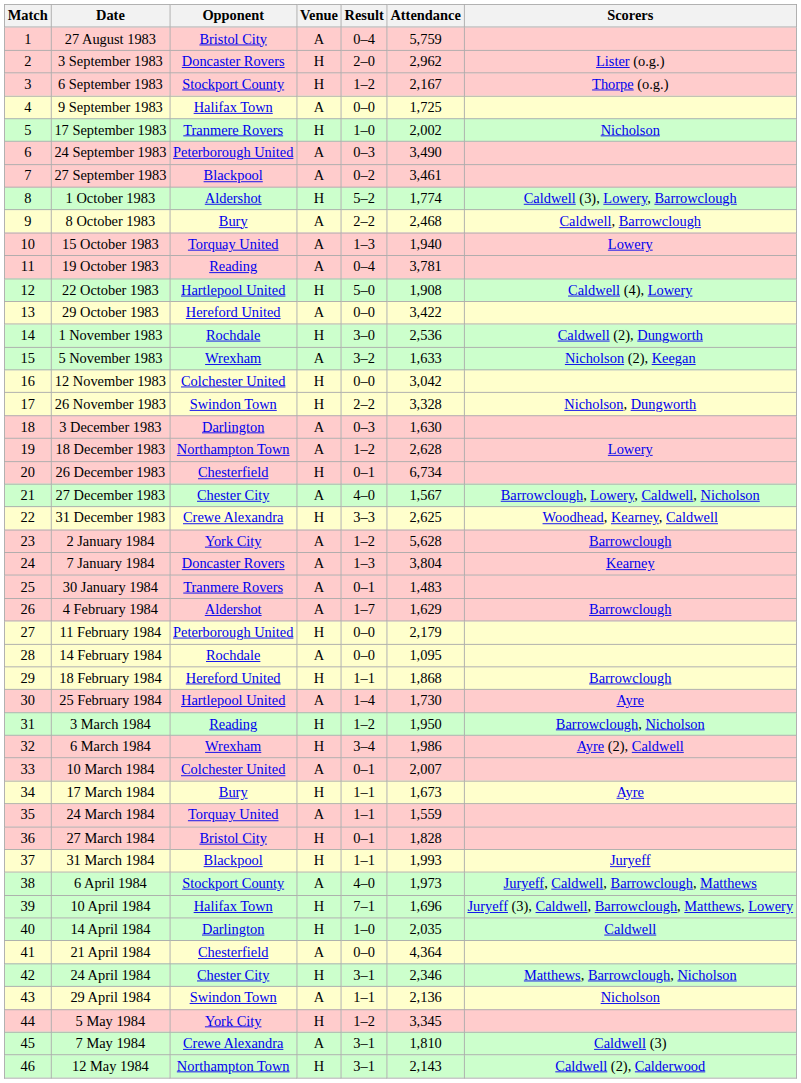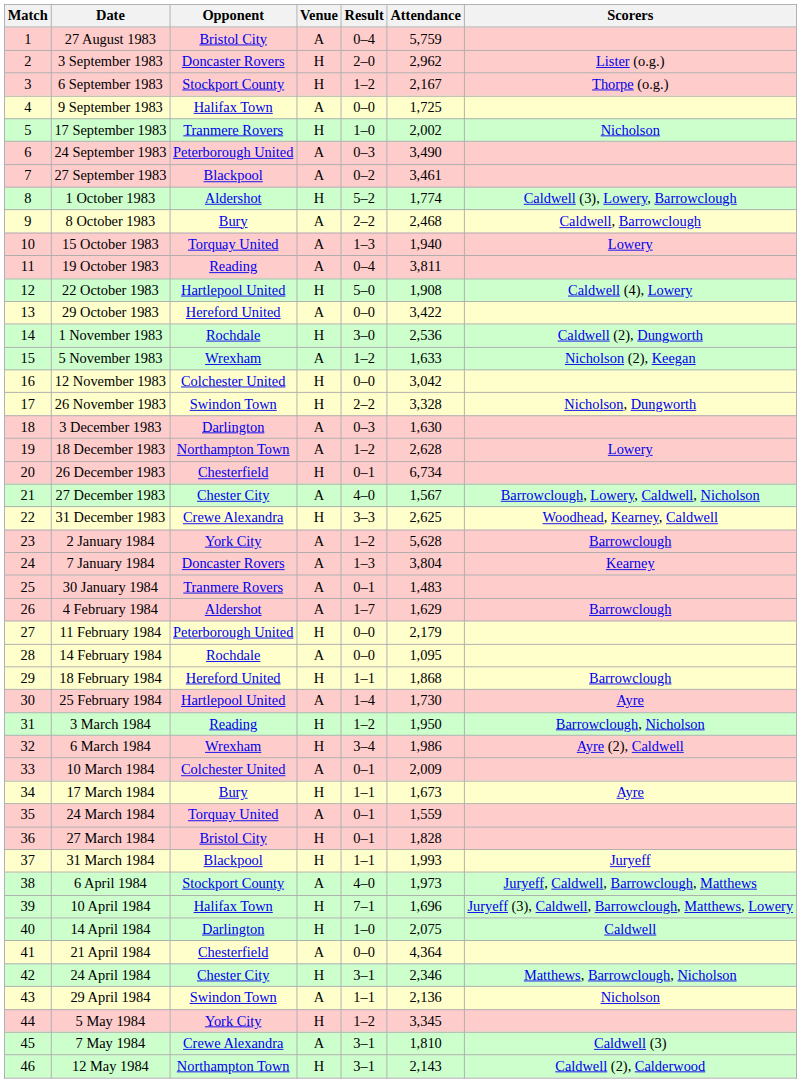(426, 267) 3,781 -> (426, 267) 3,811
(364, 358) 3–2 -> (364, 358) 1–2
(426, 769) 2,007 -> (426, 769) 2,009
(364, 815) 1–1 -> (364, 815) 0–1
(426, 929) 2,035 -> (426, 929) 2,075
